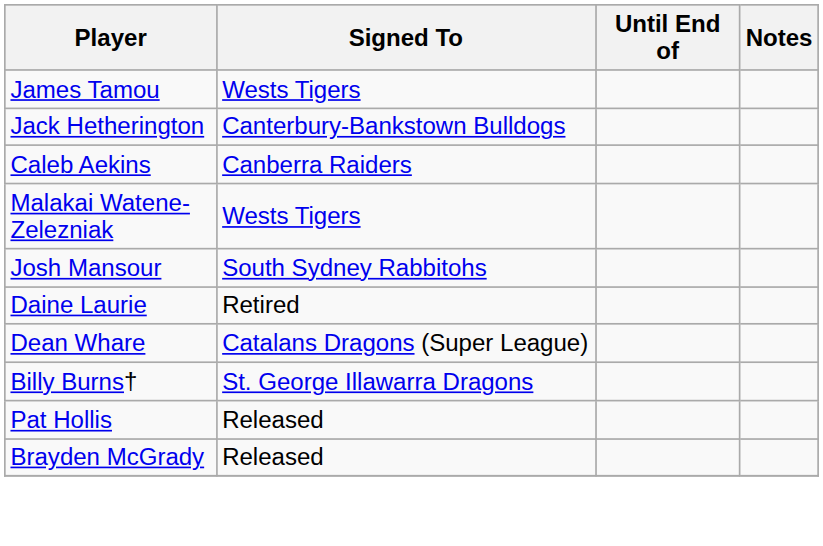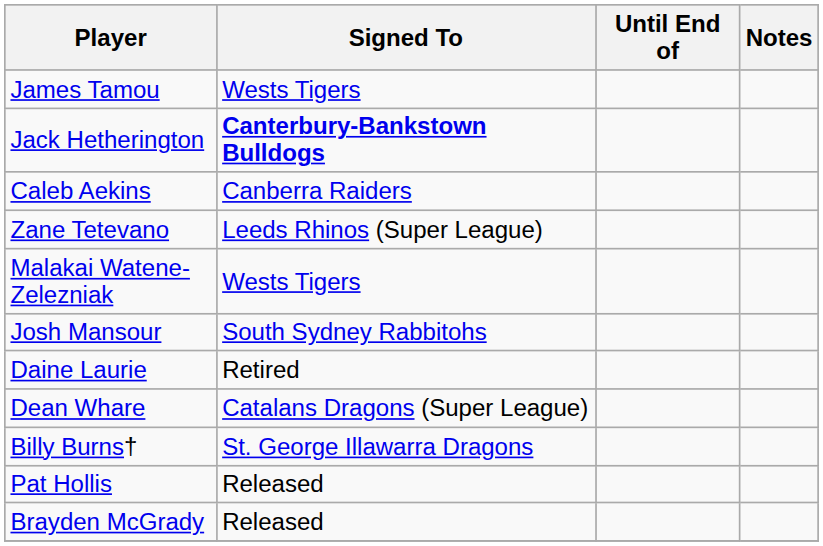(394, 127) normal -> (354, 140) bold
+ row: (90, 230)
